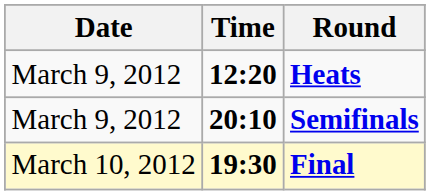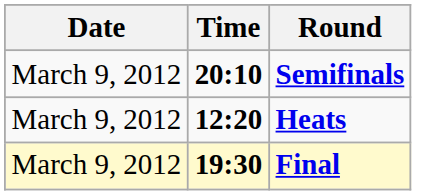rows swapped: (325, 73) <-> (354, 119)
(104, 165) March 10, 2012 -> (96, 165) March 9, 2012
